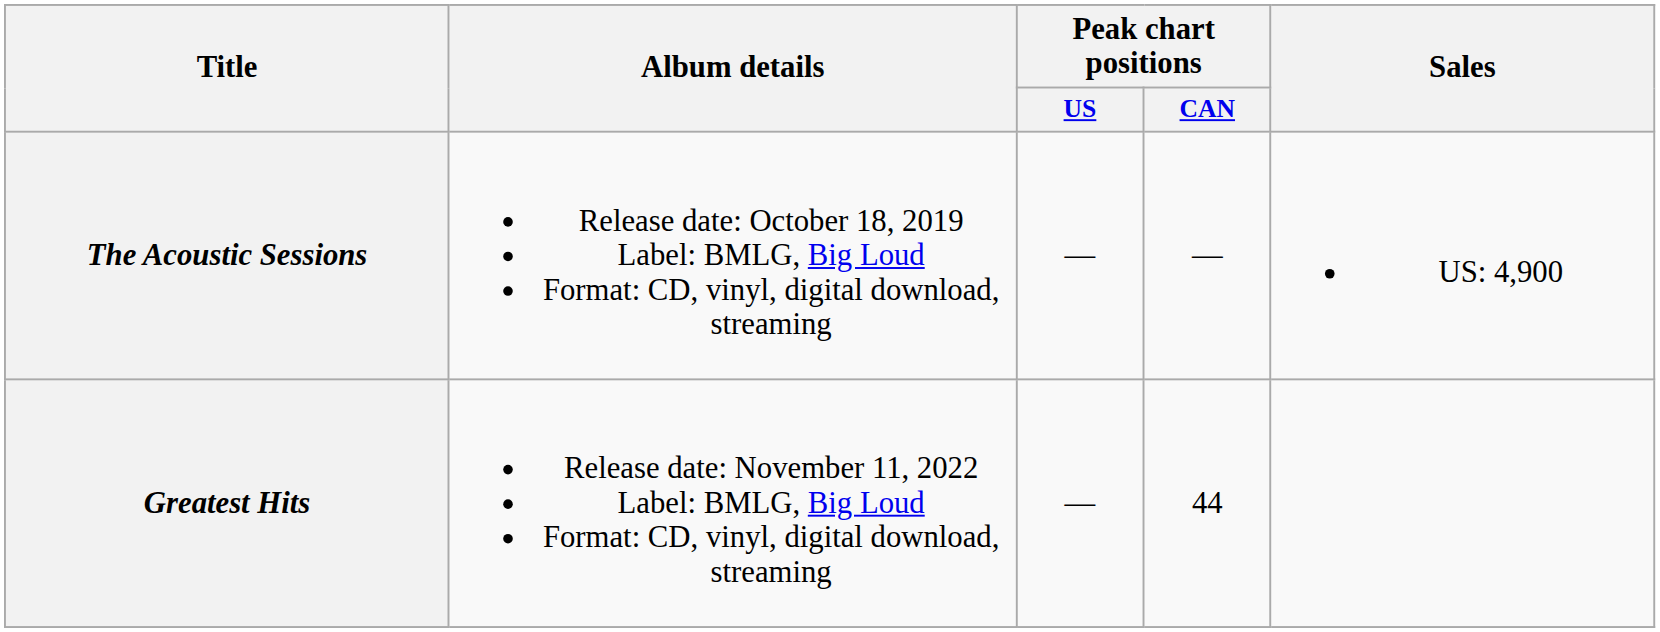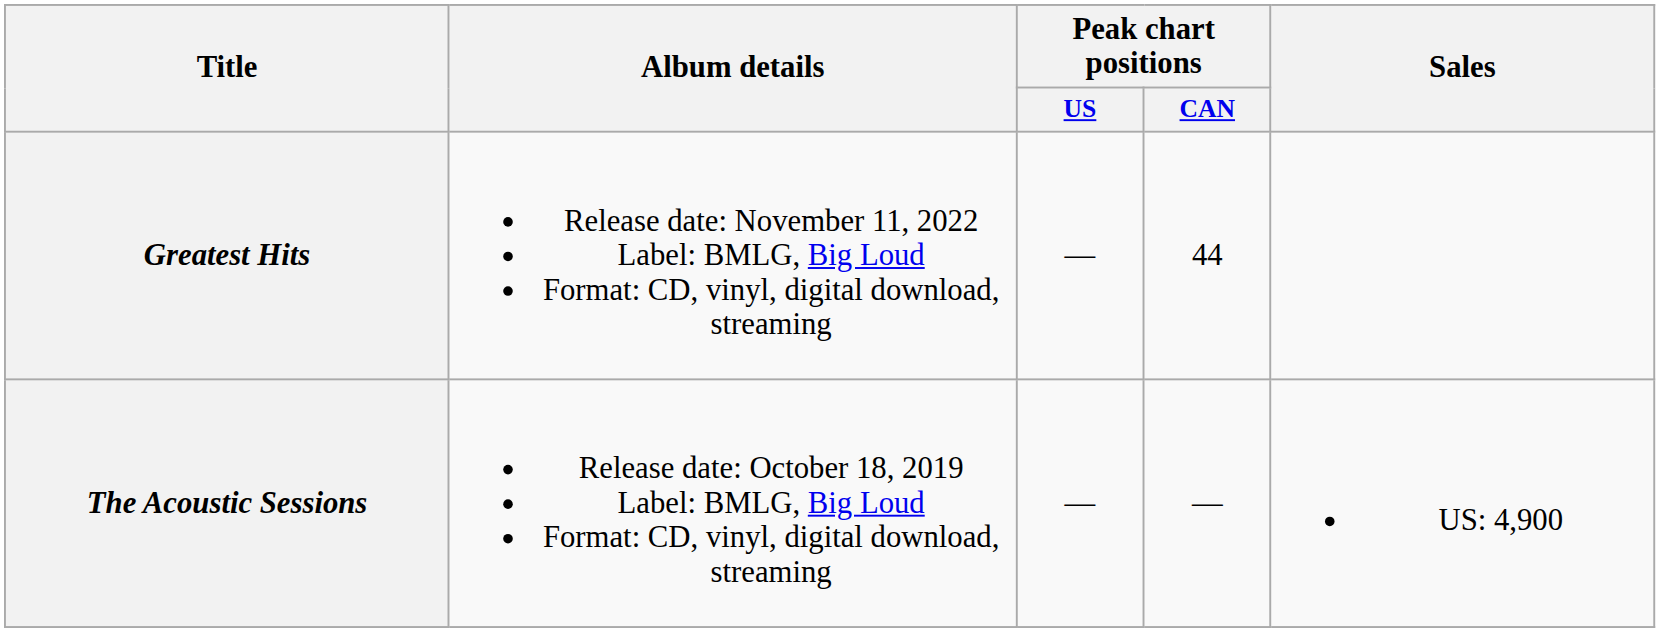rows swapped: (227, 254) <-> (227, 503)
